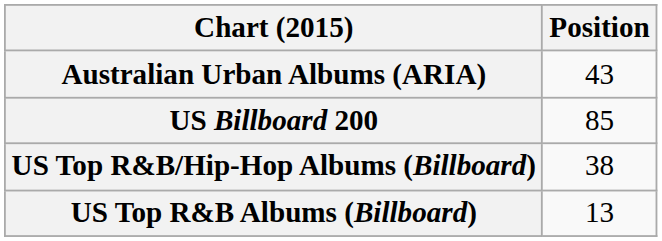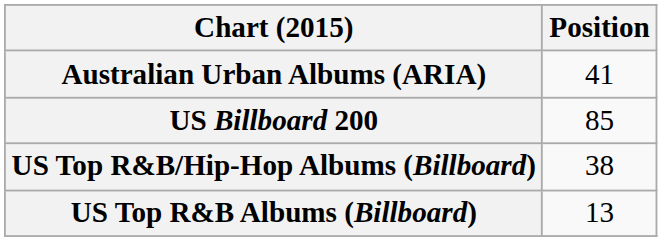(600, 73) 43 -> (600, 73) 41
